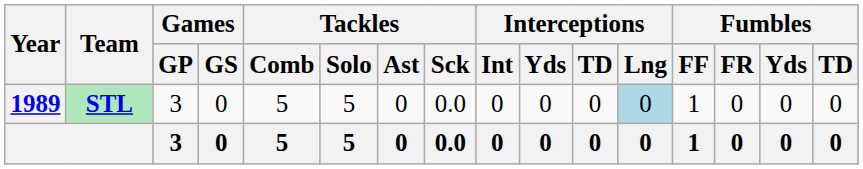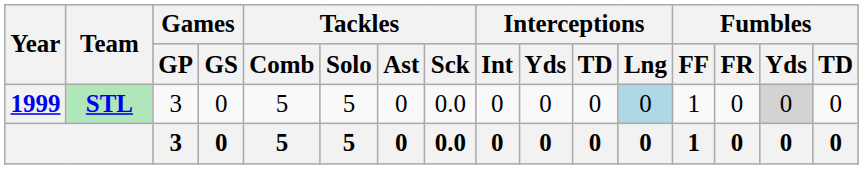(35, 103) 1989 -> (35, 103) 1999
(786, 103) no background -> (786, 103) lightgrey background
